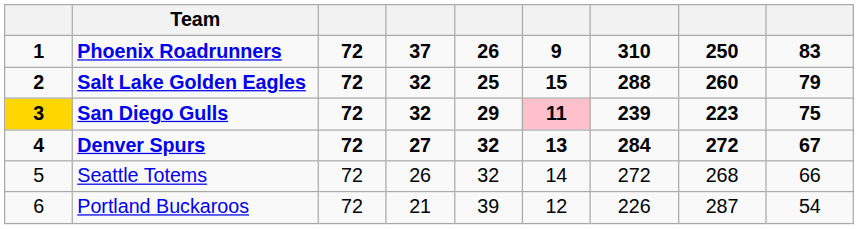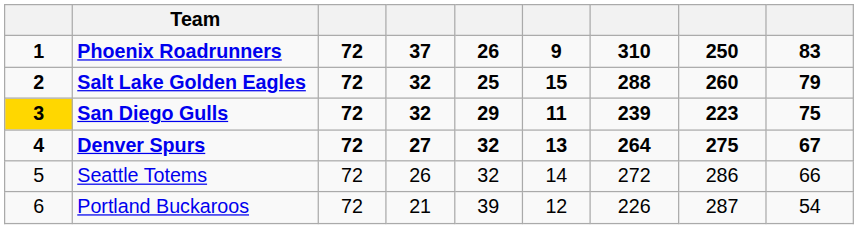(556, 113) pink background -> (556, 113) no background
(634, 144) 284 -> (634, 144) 264
(722, 144) 272 -> (722, 144) 275
(722, 176) 268 -> (722, 176) 286
